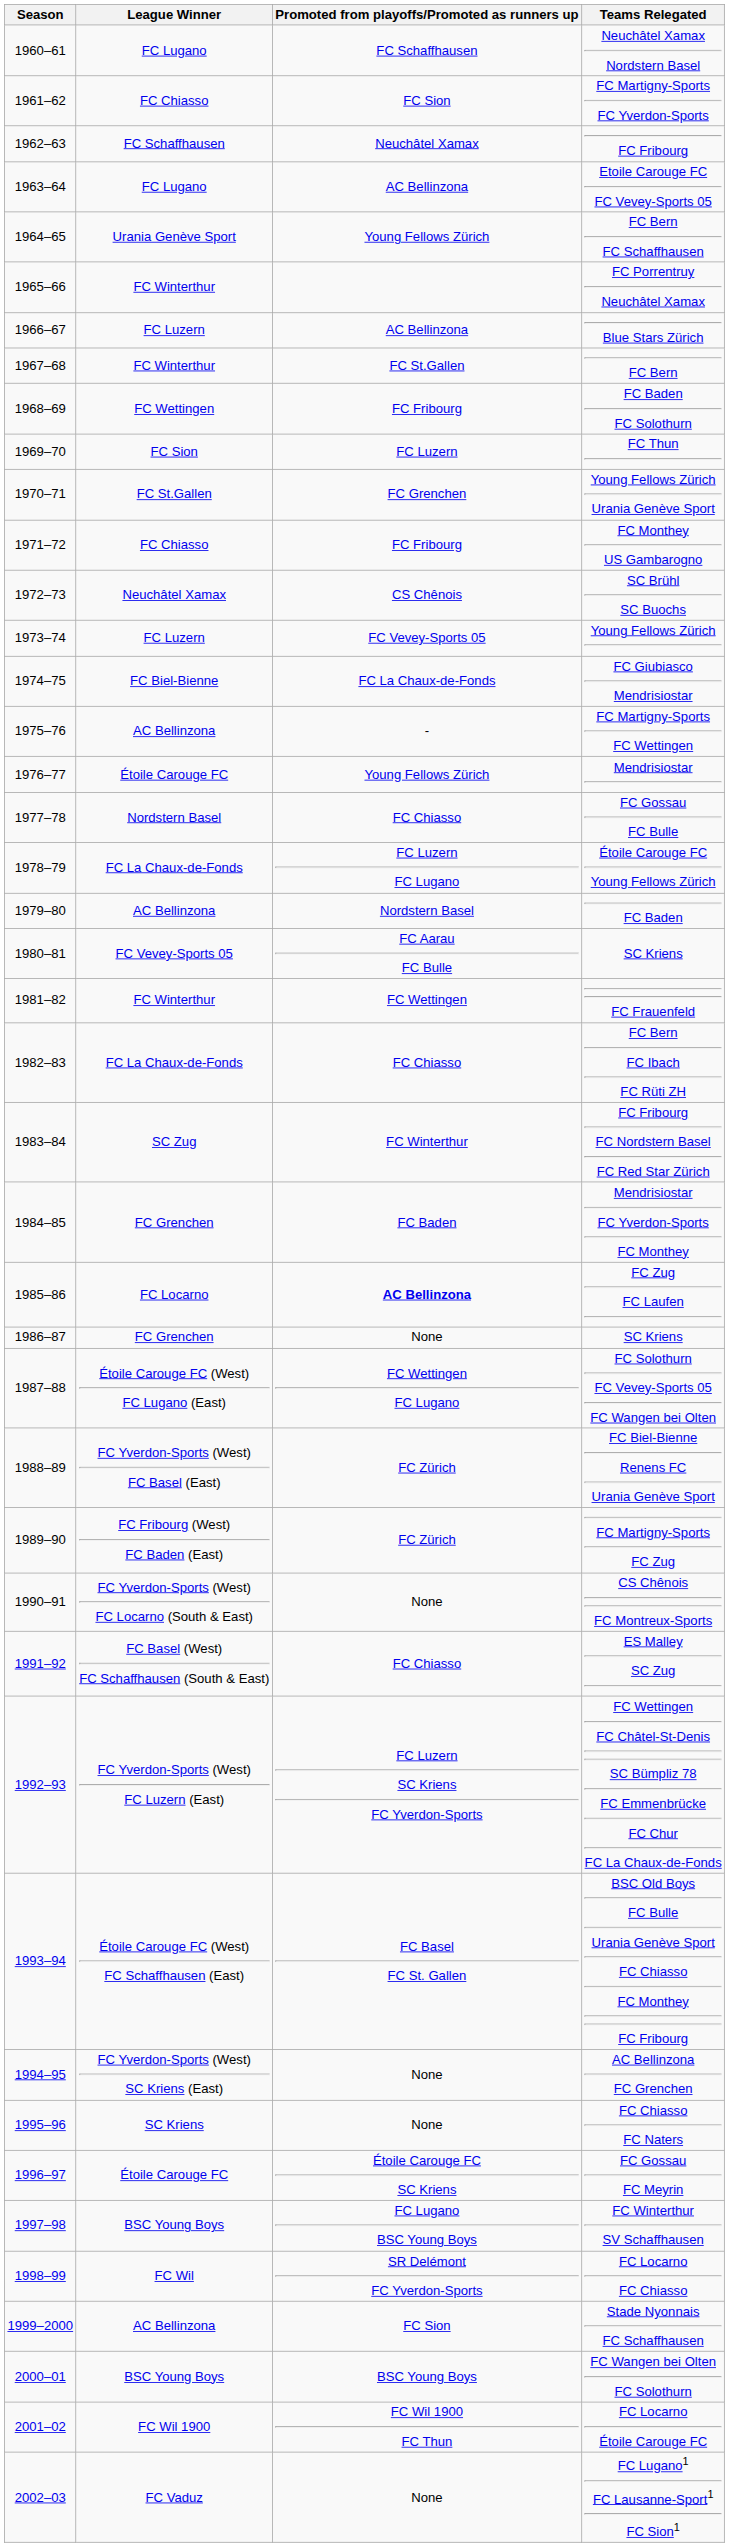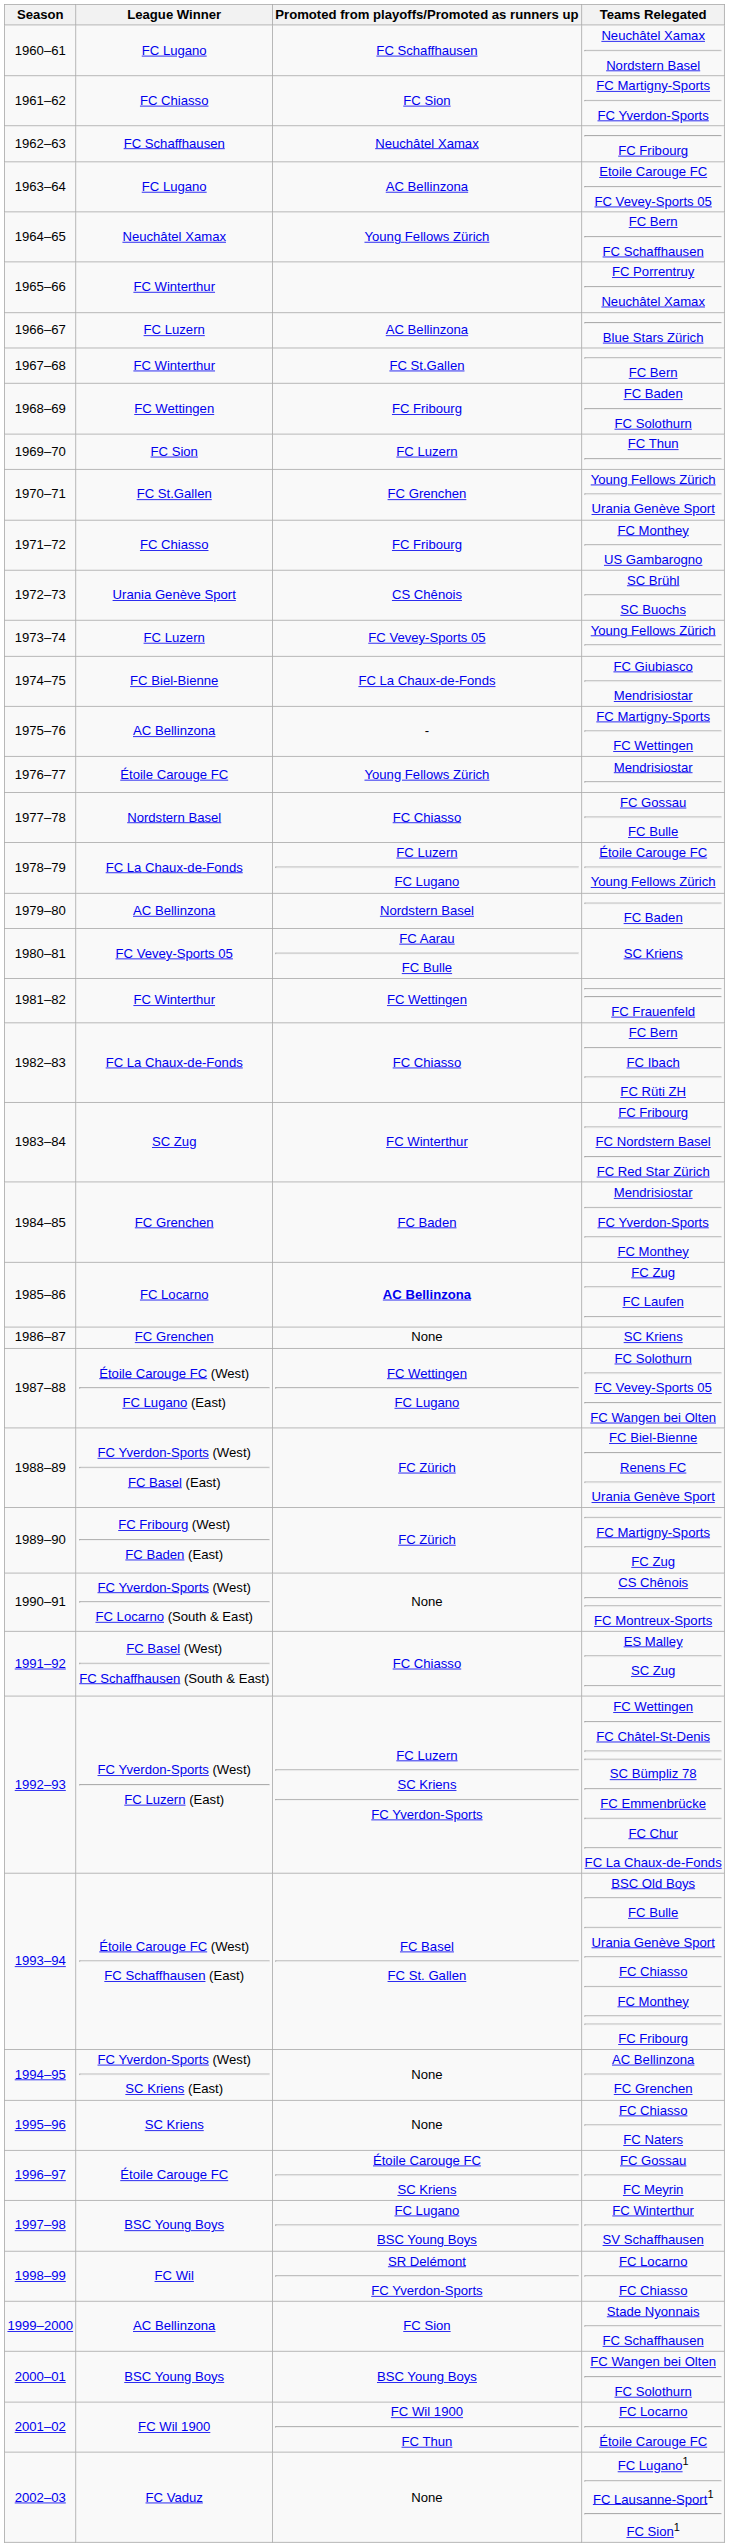(174, 237) Urania Genève Sport -> (174, 237) Neuchâtel Xamax
(174, 595) Neuchâtel Xamax -> (174, 595) Urania Genève Sport
